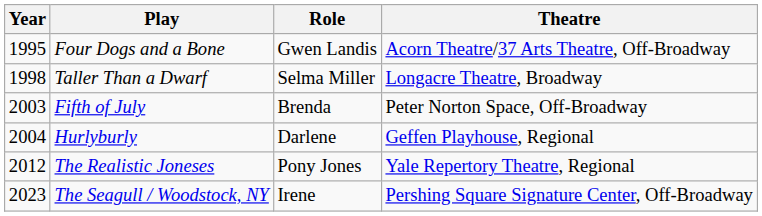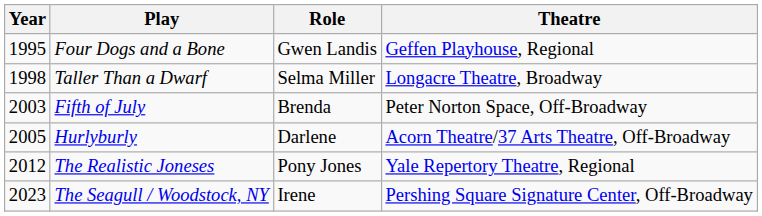(558, 48) Acorn Theatre/37 Arts Theatre, Off-Broadway -> (490, 48) Geffen Playhouse, Regional
(27, 136) 2004 -> (27, 136) 2005
(490, 136) Geffen Playhouse, Regional -> (558, 136) Acorn Theatre/37 Arts Theatre, Off-Broadway
